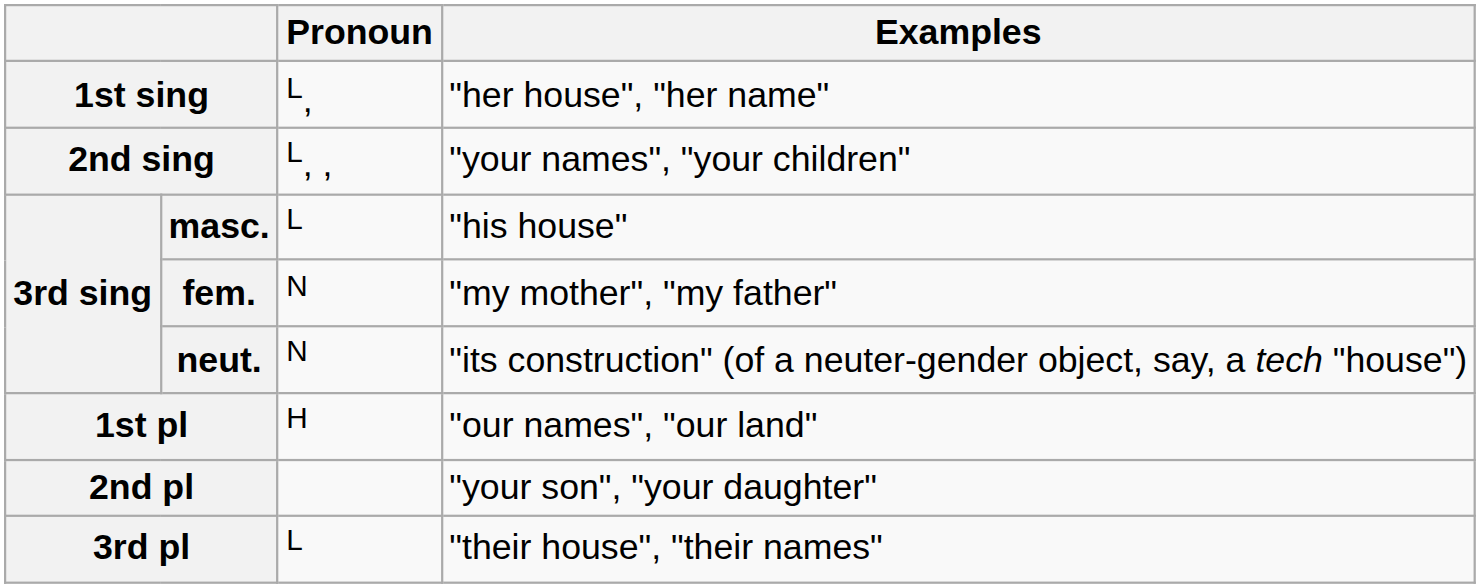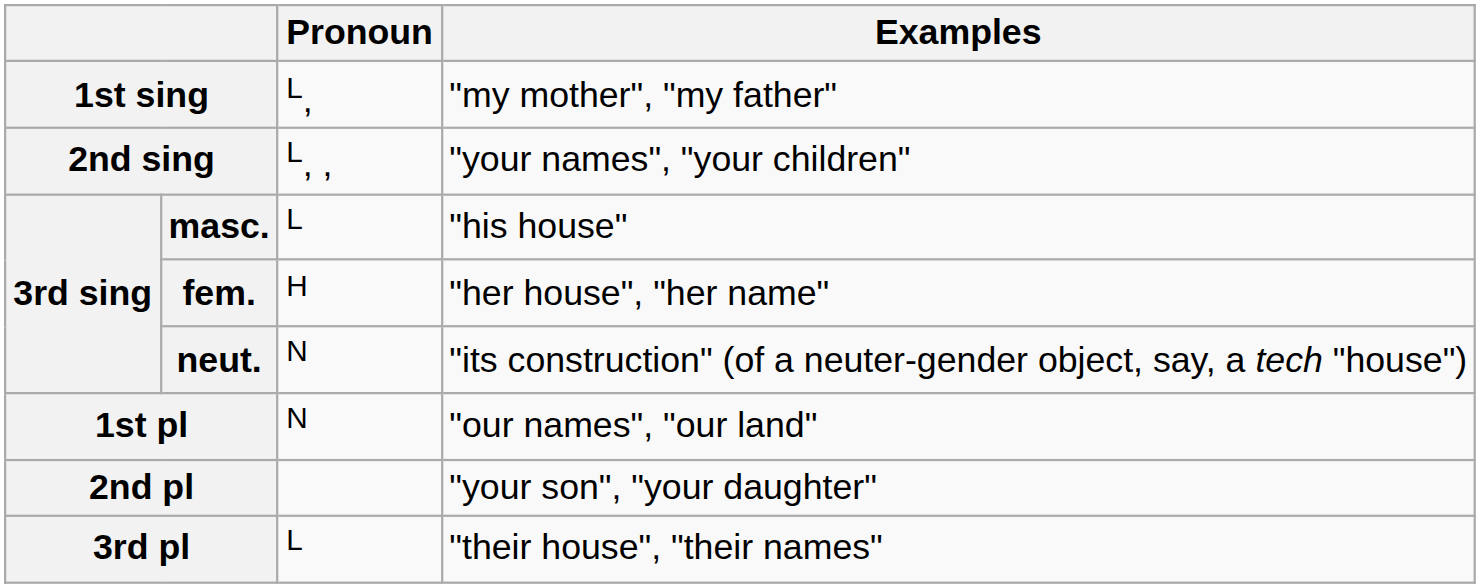(639, 94) "her house", "her name" -> (643, 94) "my mother", "my father"
(297, 285) N -> (297, 285) H
(643, 292) "my mother", "my father" -> (639, 292) "her house", "her name"
(297, 418) H -> (297, 418) N
